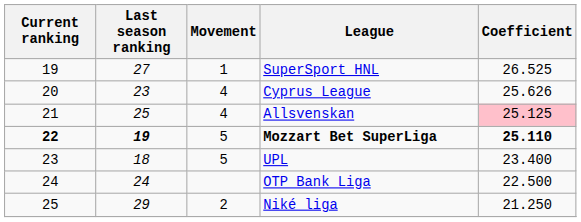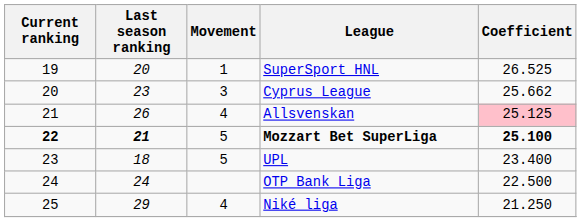(142, 70) 27 -> (142, 70) 20
(224, 92) 4 -> (224, 92) 3
(527, 92) 25.626 -> (527, 92) 25.662
(142, 115) 25 -> (142, 115) 26
(142, 137) 19 -> (142, 137) 21
(527, 137) 25.110 -> (527, 137) 25.100
(224, 205) 2 -> (224, 205) 4
